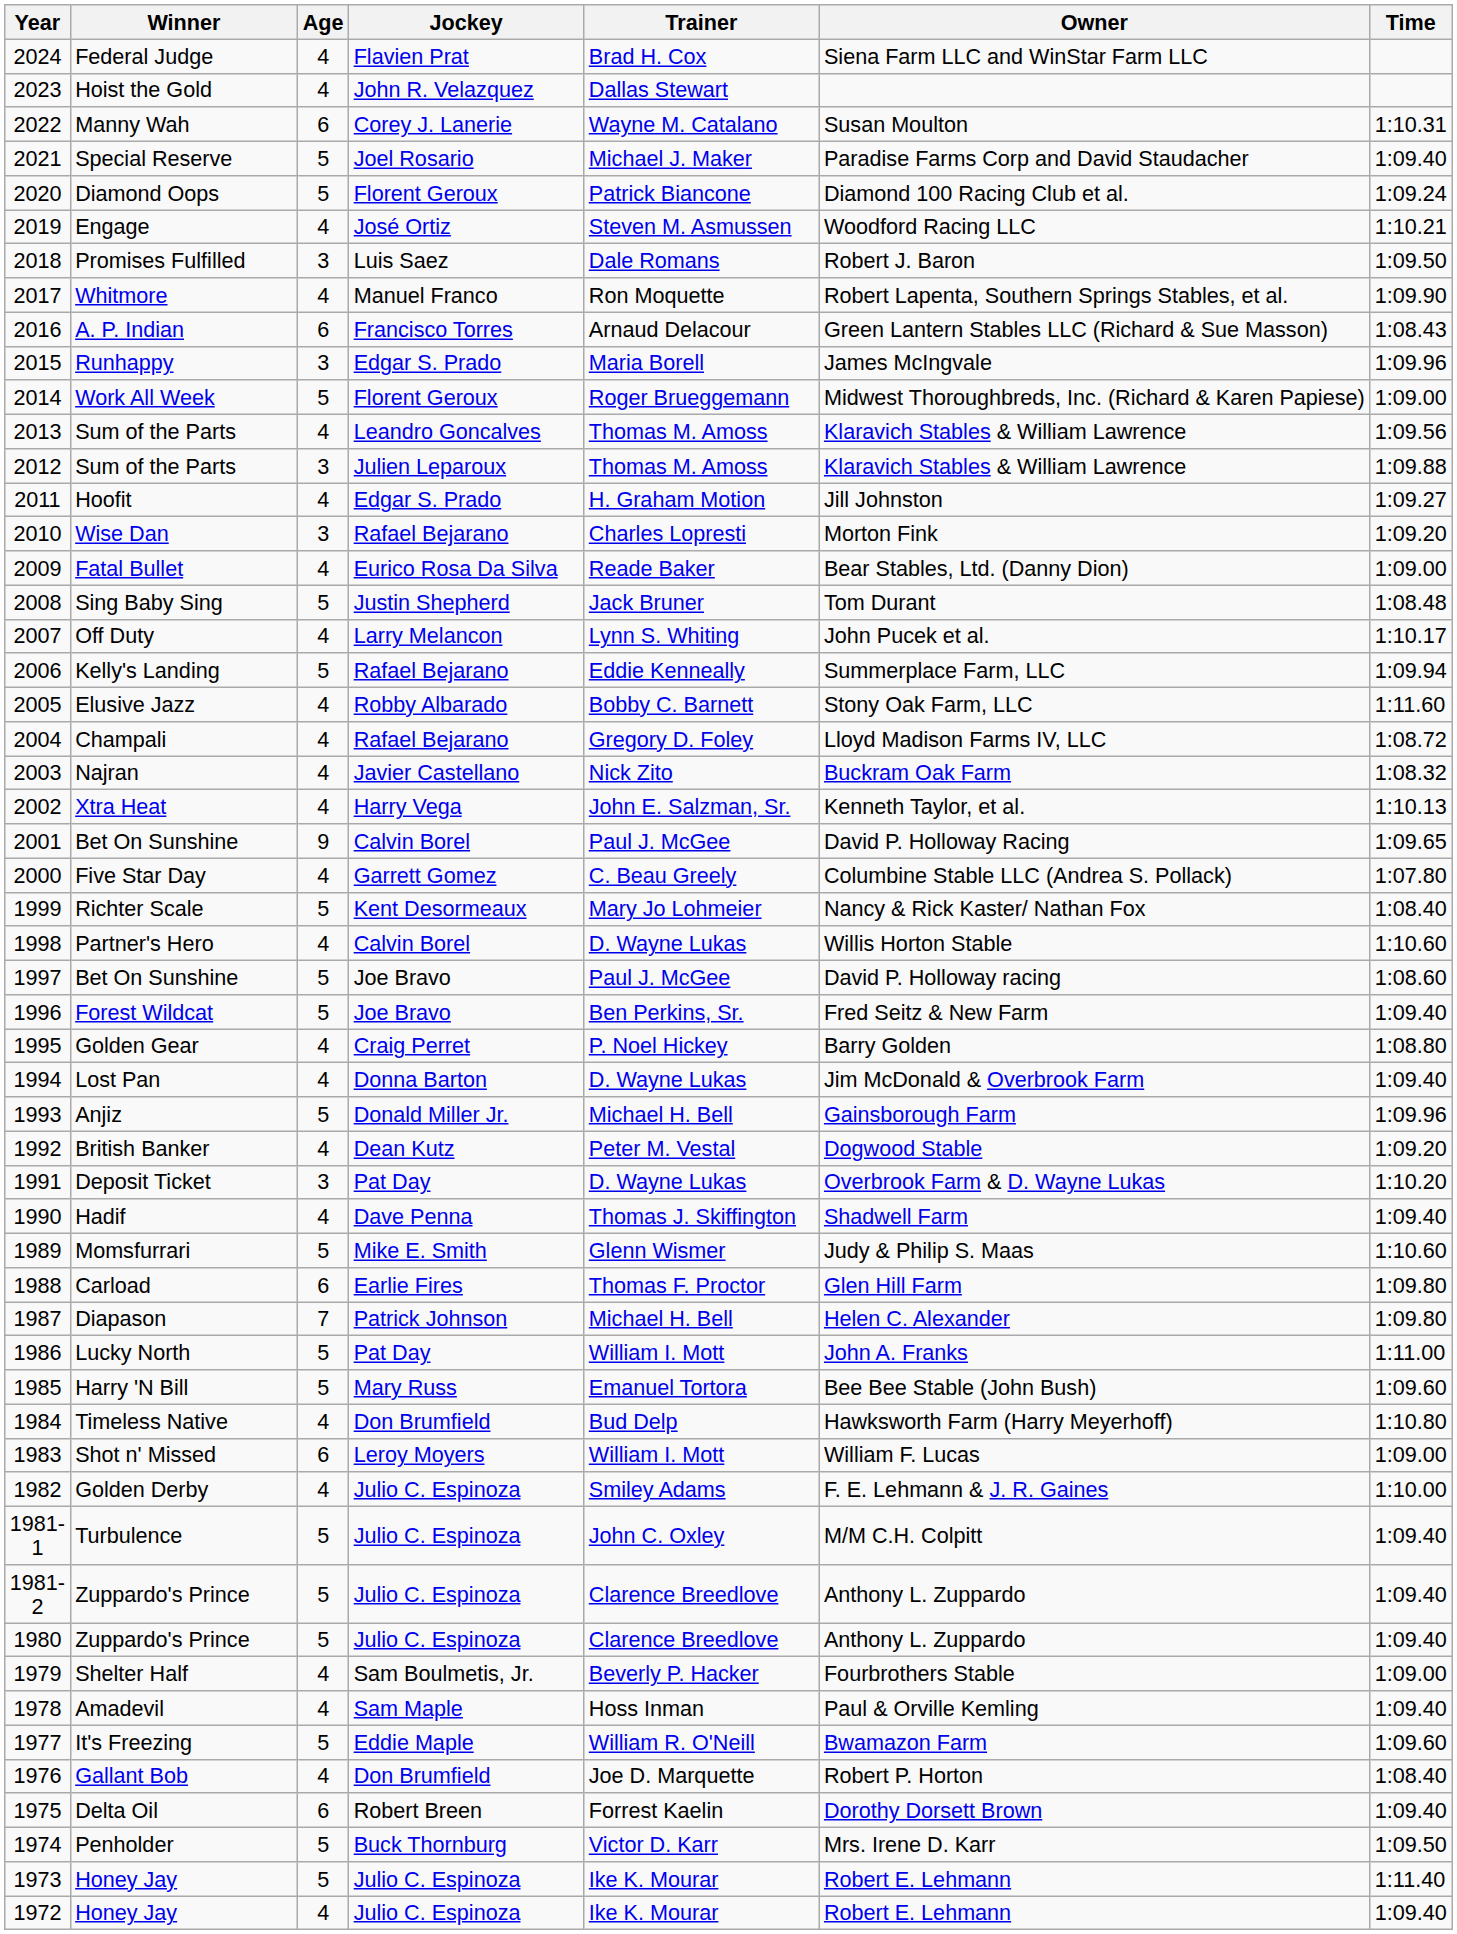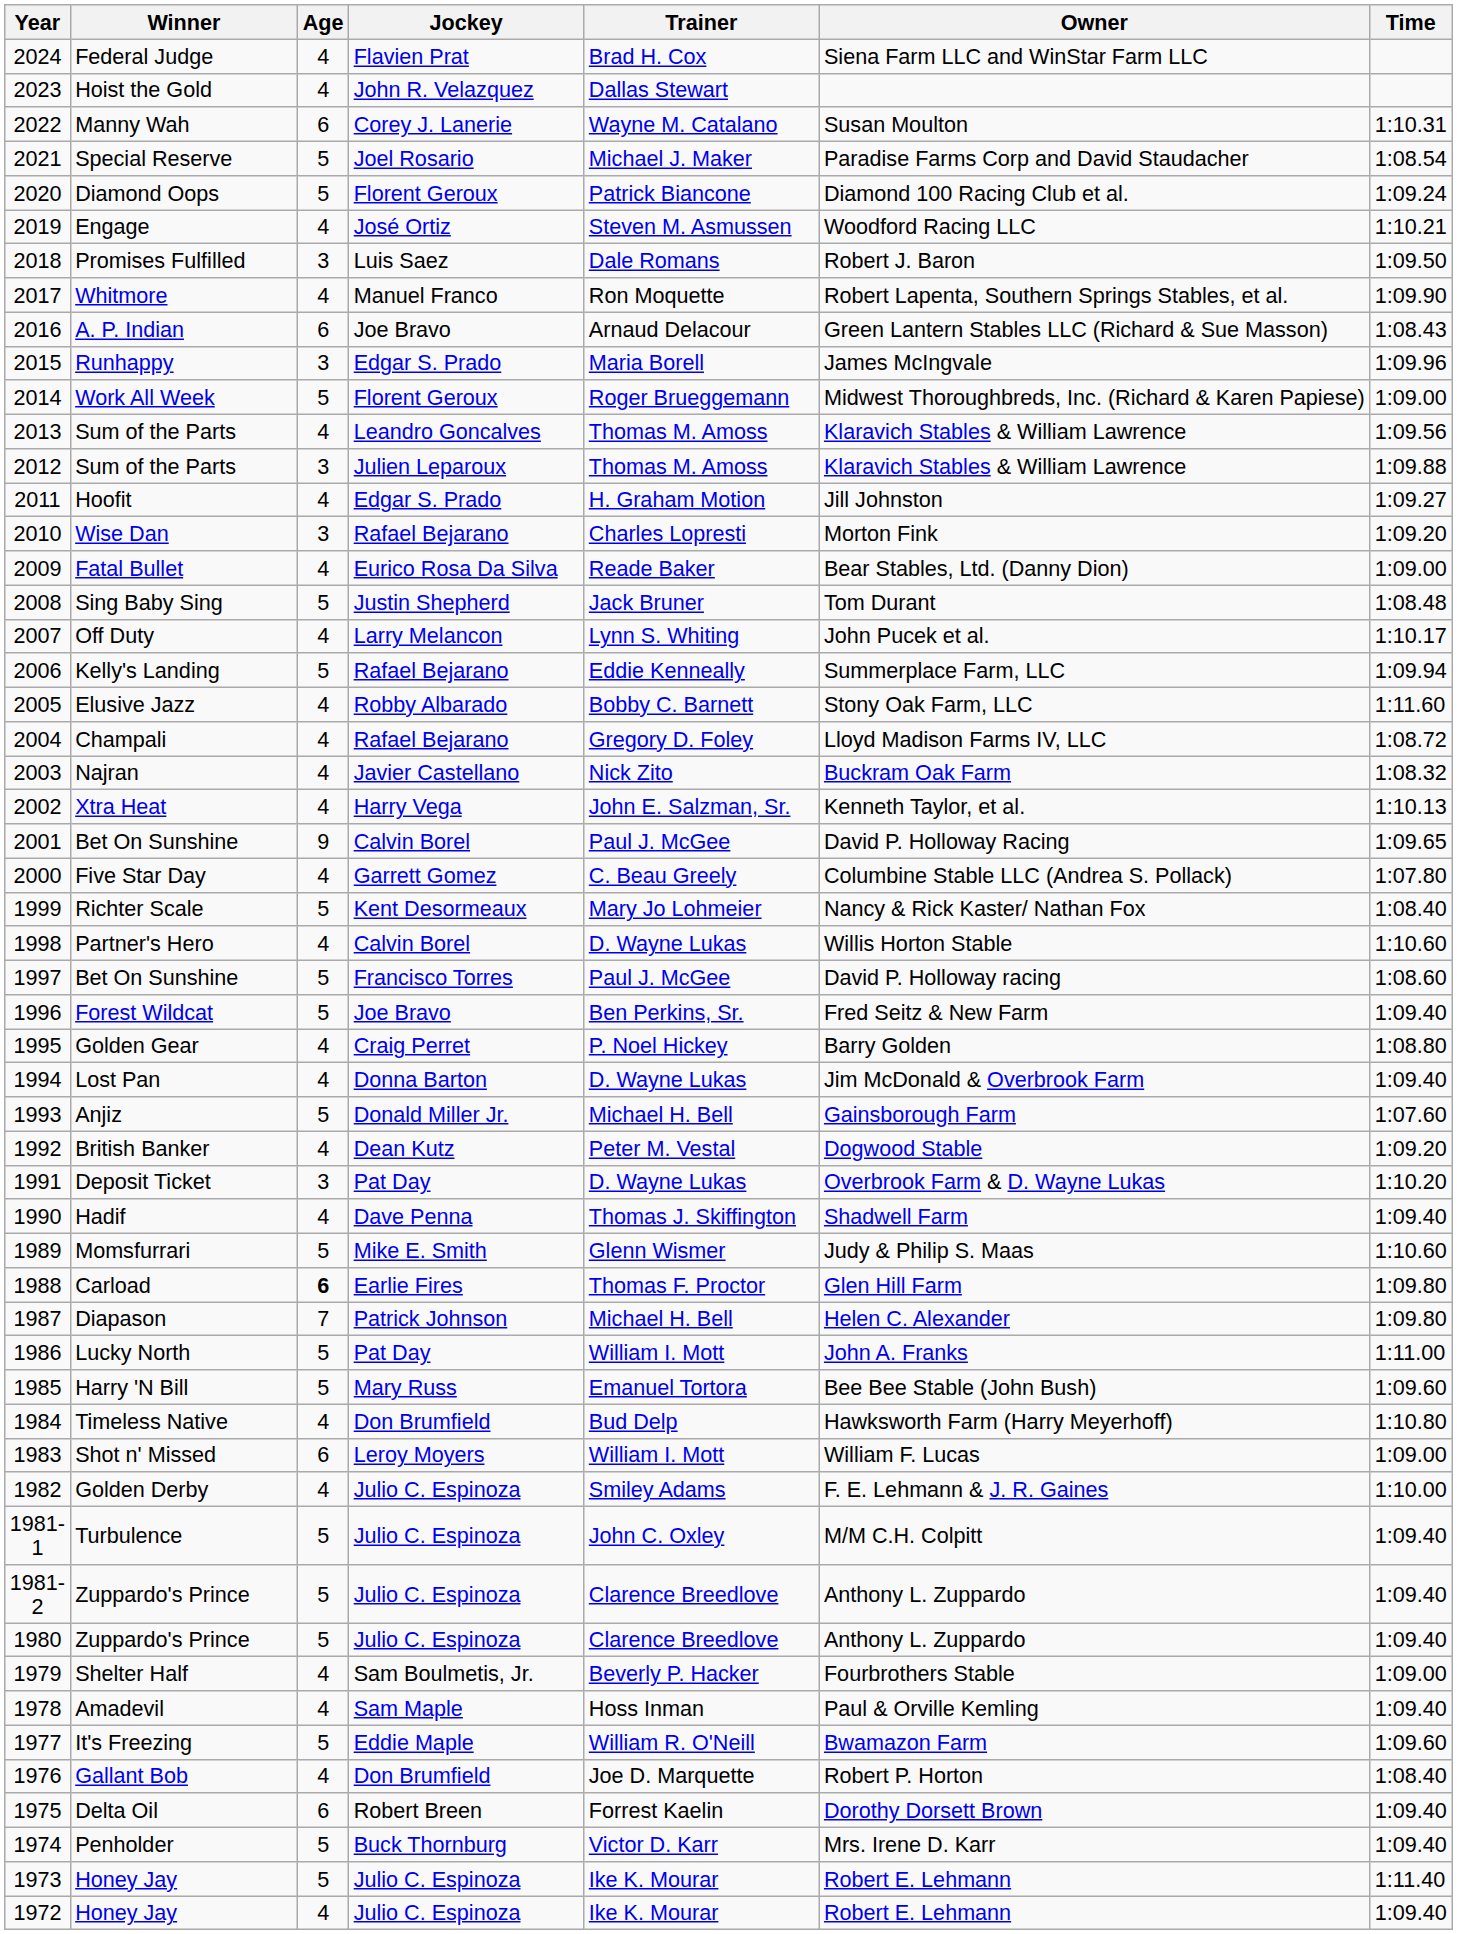(1411, 159) 1:09.40 -> (1411, 159) 1:08.54
(433, 329) Francisco Torres -> (402, 329) Joe Bravo
(402, 978) Joe Bravo -> (433, 978) Francisco Torres
(1411, 1114) 1:09.96 -> (1411, 1114) 1:07.60
(323, 1285) normal -> (323, 1285) bold
(1411, 1845) 1:09.50 -> (1411, 1845) 1:09.40
